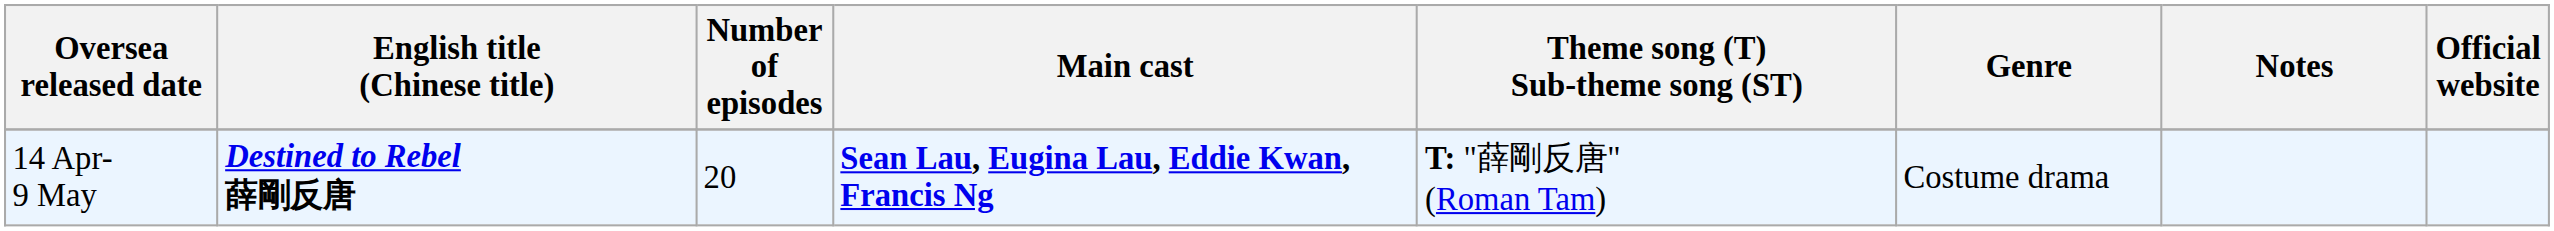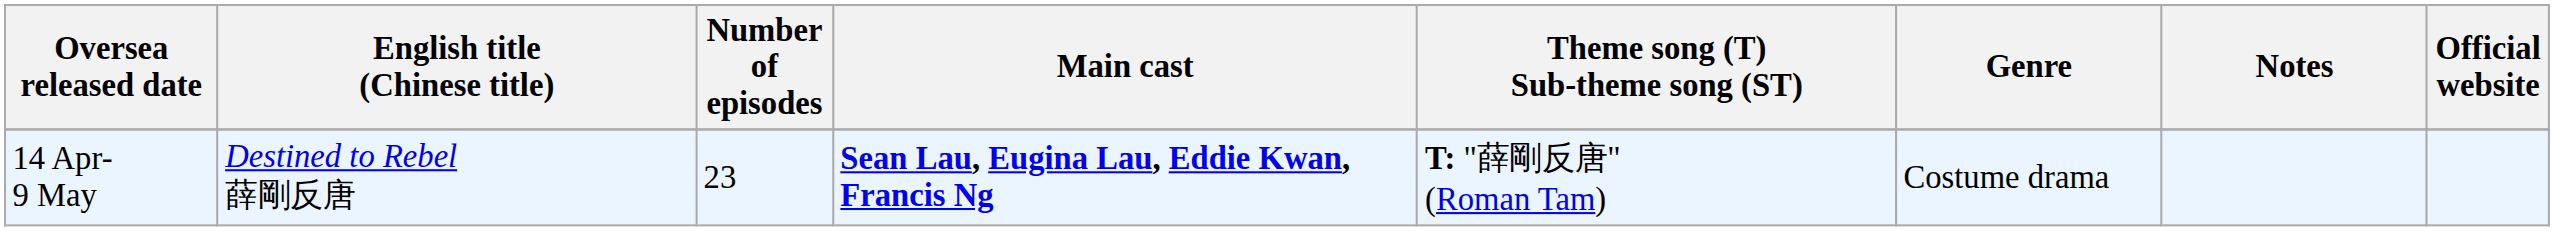(343, 174) bold -> (341, 174) normal
(720, 177) 20 -> (720, 177) 23
